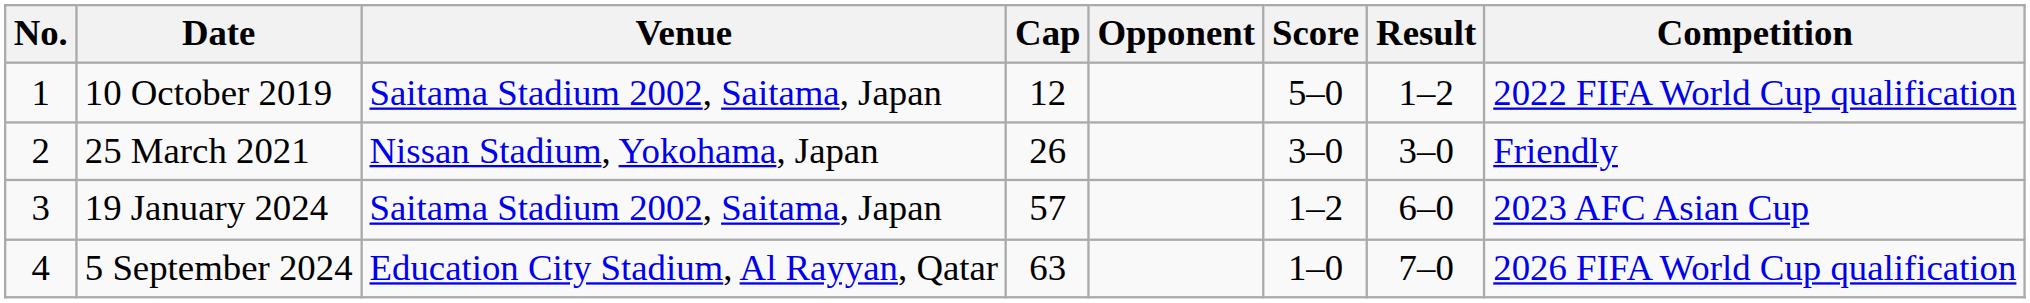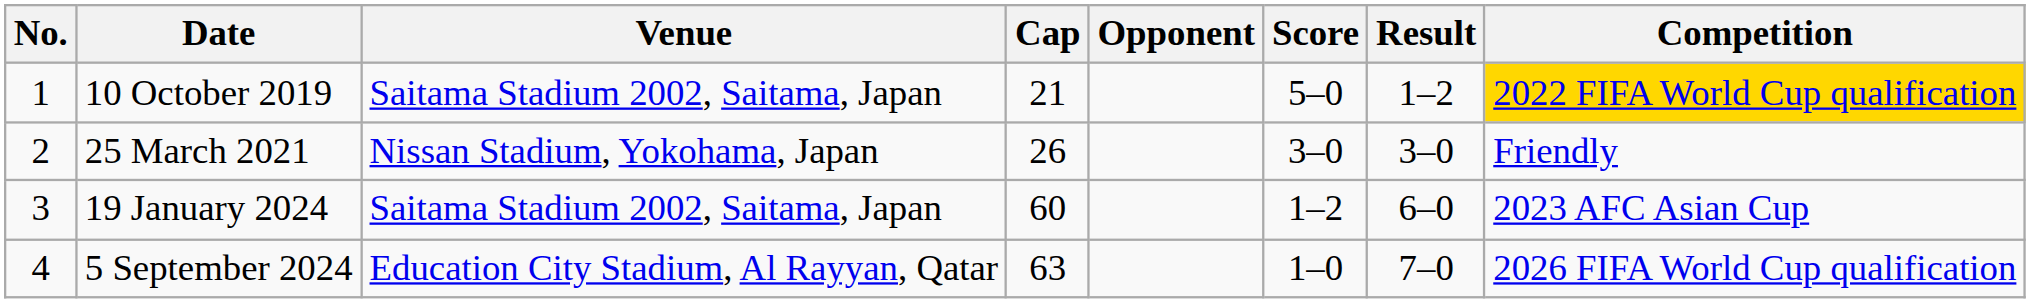(1048, 92) 12 -> (1048, 92) 21
(1755, 92) no background -> (1755, 92) gold background
(1048, 208) 57 -> (1048, 208) 60
